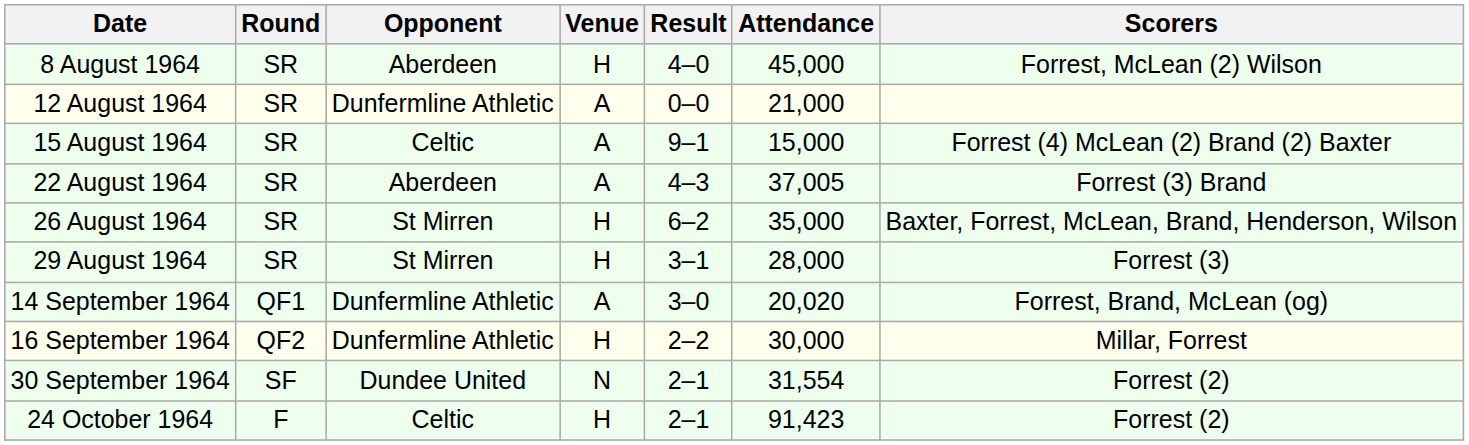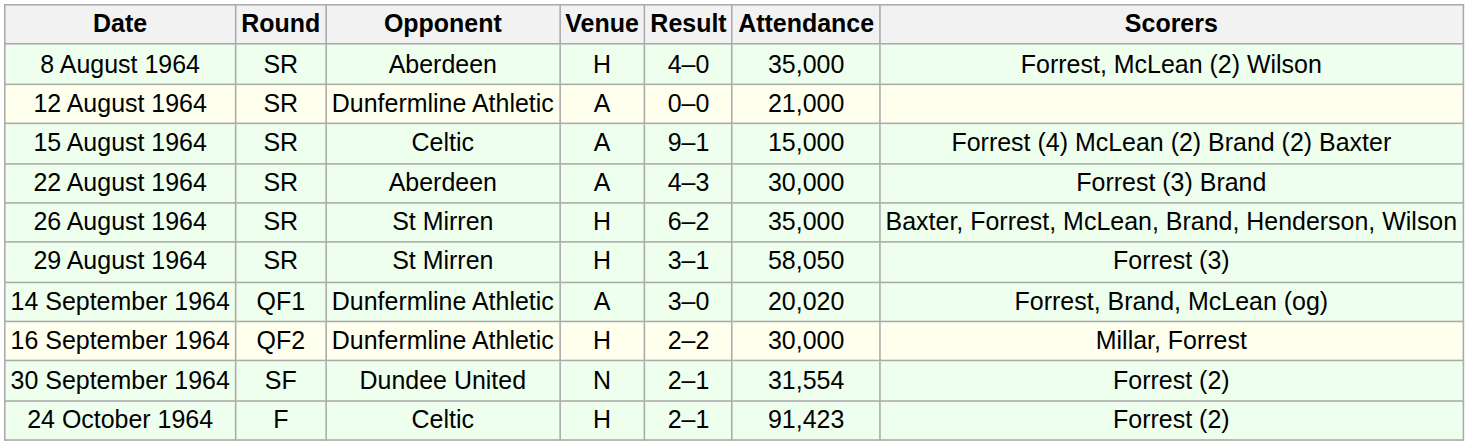(806, 63) 45,000 -> (806, 63) 35,000
(806, 182) 37,005 -> (806, 182) 30,000
(806, 261) 28,000 -> (806, 261) 58,050
